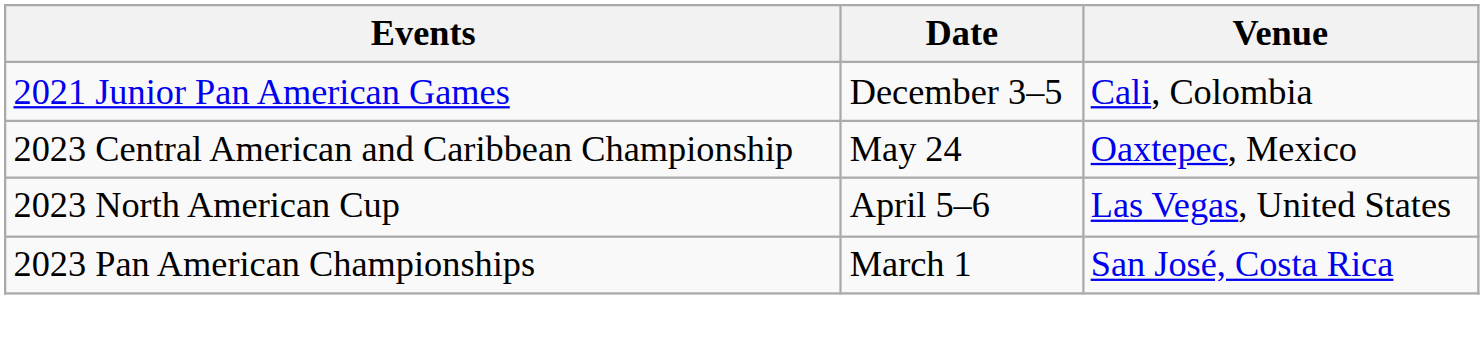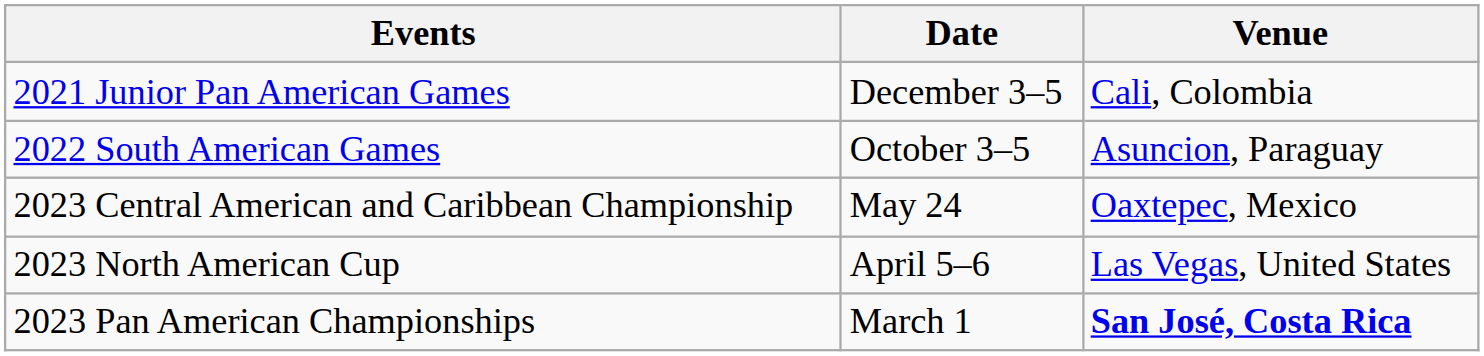+ row: (227, 148)
(1242, 263) normal -> (1251, 321) bold
